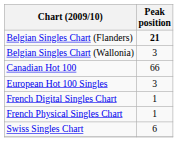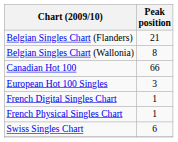(155, 38) bold -> (155, 38) normal
(155, 53) 3 -> (155, 53) 8
